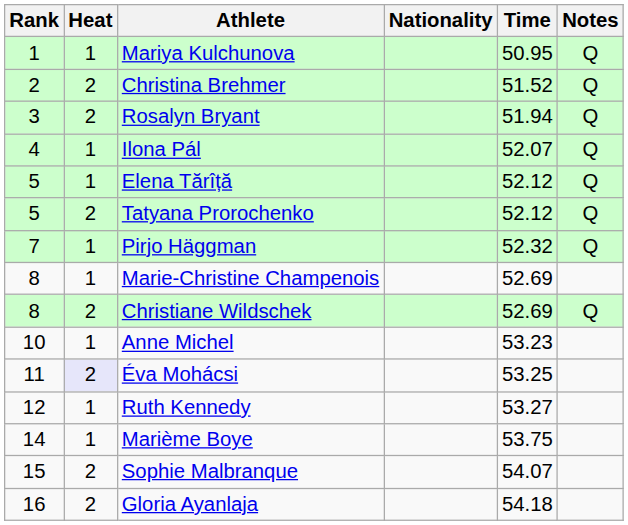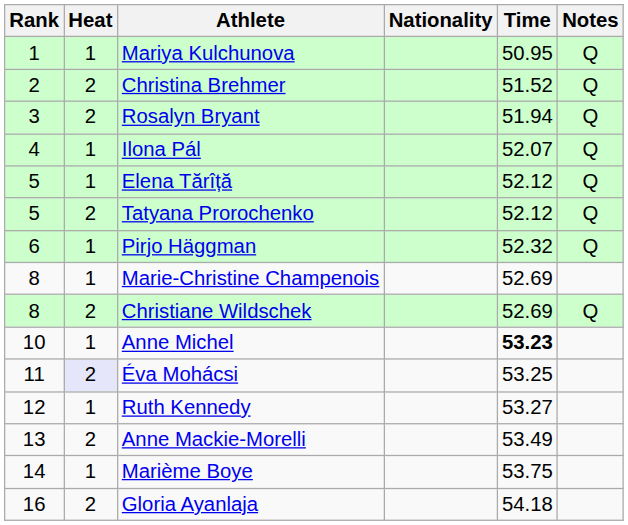(34, 246) 7 -> (34, 246) 6
(527, 342) normal -> (527, 342) bold
+ row: (214, 439)
- row: (210, 471)
